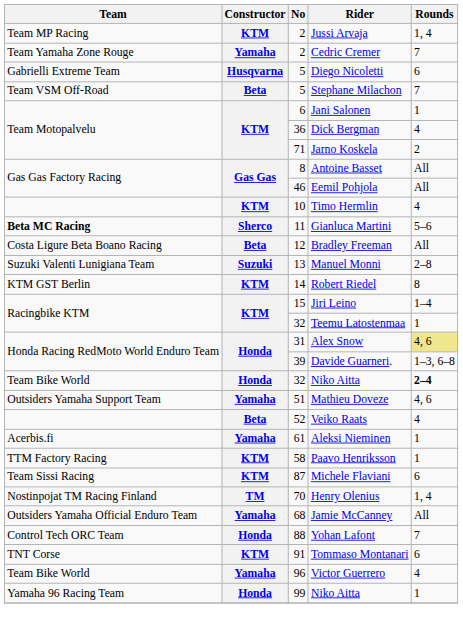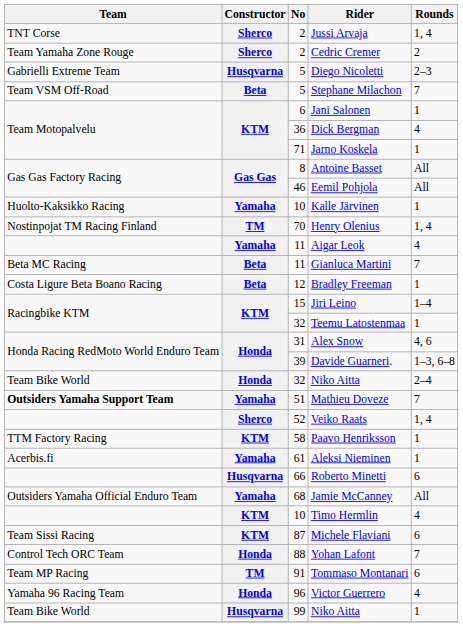(48, 33) Team MP Racing -> (34, 33) TNT Corse
(255, 33) KTM -> (255, 33) Sherco
(255, 52) Yamaha -> (255, 52) Sherco
(417, 52) 7 -> (417, 52) 2
(417, 71) 6 -> (423, 71) 2–3
(417, 148) 2 -> (417, 148) 1
+ row: (300, 206)
rows swapped: (300, 206) <-> (300, 496)
+ row: (300, 245)
(49, 226) bold -> (46, 264) normal
(255, 226) Sherco -> (255, 264) Beta
(423, 226) 5–6 -> (417, 264) 7
(422, 245) All -> (417, 283) 1
- row: (300, 264)
- row: (300, 283)
(423, 341) khaki background -> (423, 341) no background
(423, 380) bold -> (423, 380) normal
(84, 399) normal -> (90, 399) bold
(423, 399) 4, 6 -> (417, 399) 7
(255, 418) Beta -> (255, 418) Sherco
(417, 418) 4 -> (423, 418) 1, 4
rows swapped: (300, 457) <-> (300, 438)
+ row: (300, 476)
rows swapped: (300, 515) <-> (300, 476)
(34, 554) TNT Corse -> (48, 573) Team MP Racing
(255, 554) KTM -> (255, 573) TM
(48, 573) Team Bike World -> (66, 592) Yamaha 96 Racing Team
(255, 573) Yamaha -> (255, 592) Honda
(66, 592) Yamaha 96 Racing Team -> (48, 611) Team Bike World
(255, 592) Honda -> (255, 611) Husqvarna
